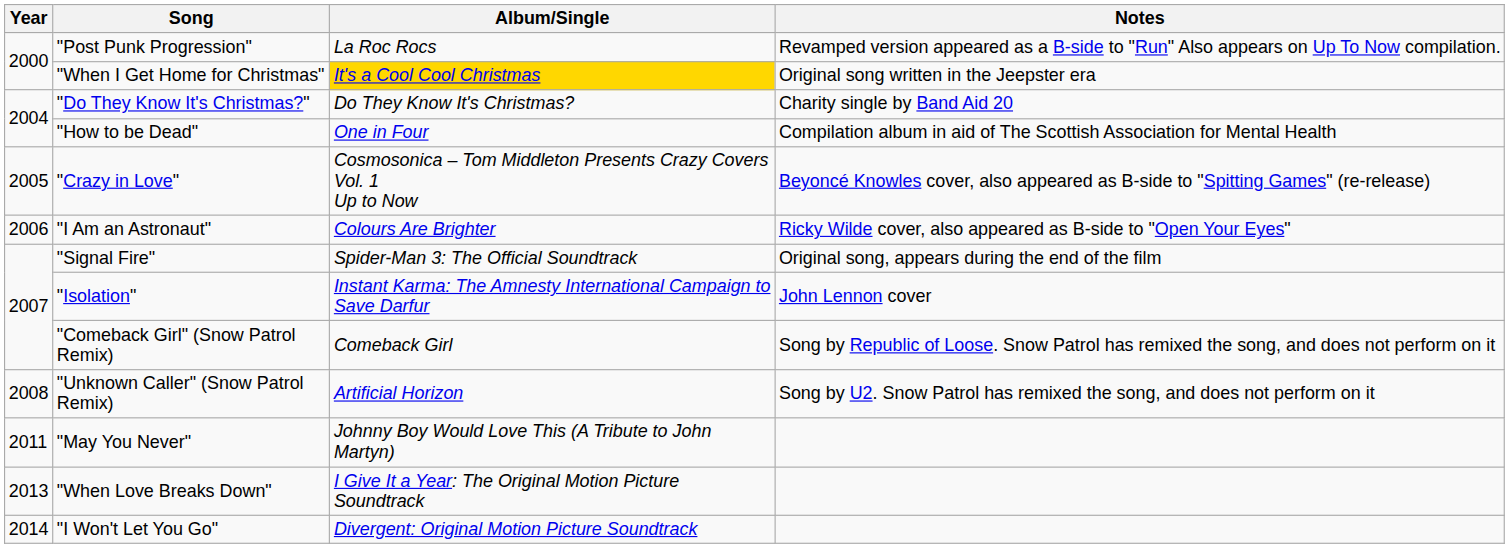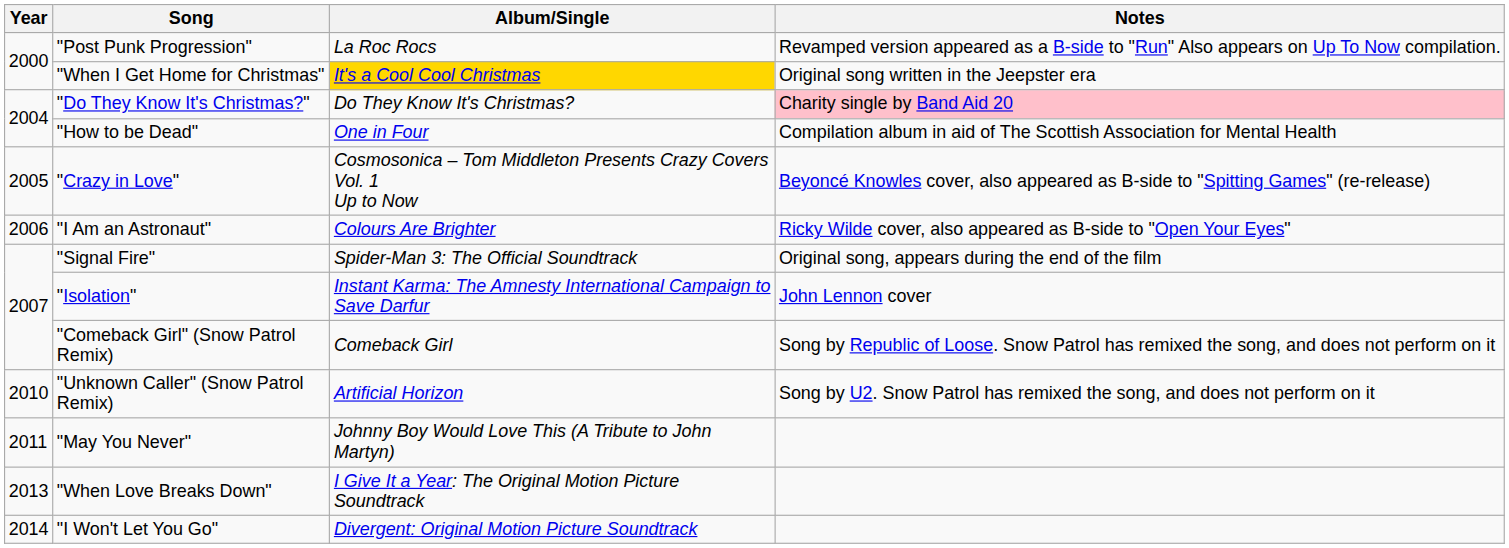(896, 103) no background -> (896, 103) pink background
(29, 393) 2008 -> (29, 393) 2010
